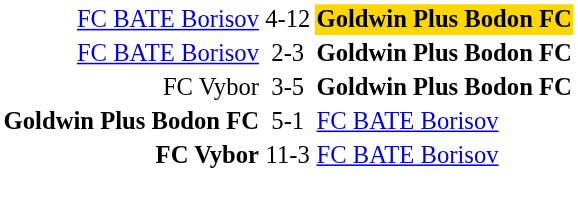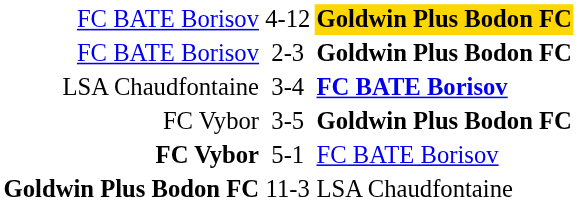+ row: (288, 87)
(131, 121) Goldwin Plus Bodon FC -> (207, 154) FC Vybor
(207, 154) FC Vybor -> (131, 188) Goldwin Plus Bodon FC
(408, 154) FC BATE Borisov -> (415, 188) LSA Chaudfontaine
